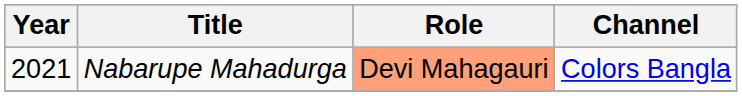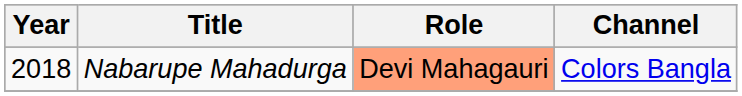(41, 68) 2021 -> (41, 68) 2018
